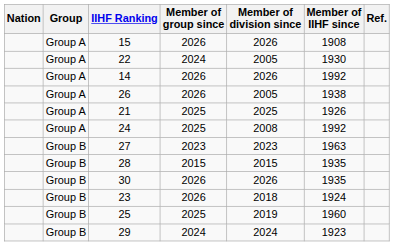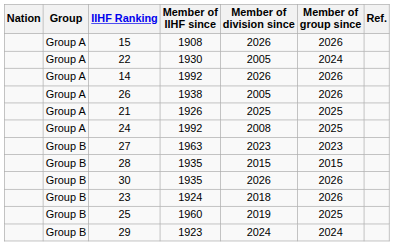columns swapped: (334, 19) <-> (194, 19)
